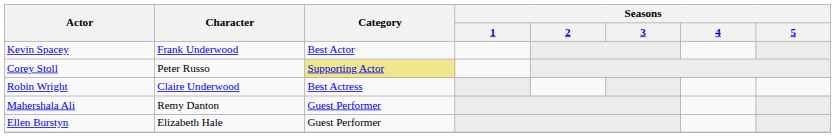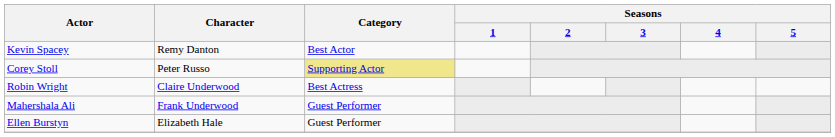(198, 50) Frank Underwood -> (188, 50) Remy Danton
(188, 105) Remy Danton -> (198, 105) Frank Underwood
